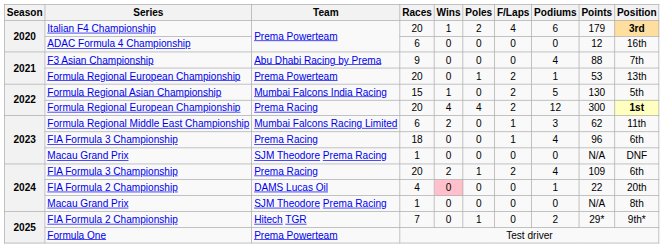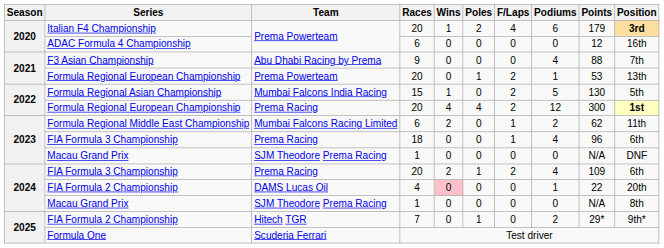(555, 124) 3 -> (555, 124) 2
(296, 236) Prema Powerteam -> (290, 236) Scuderia Ferrari
